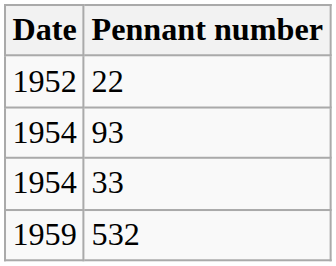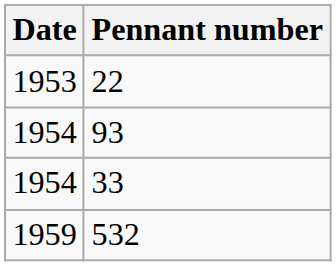(45, 81) 1952 -> (45, 81) 1953
